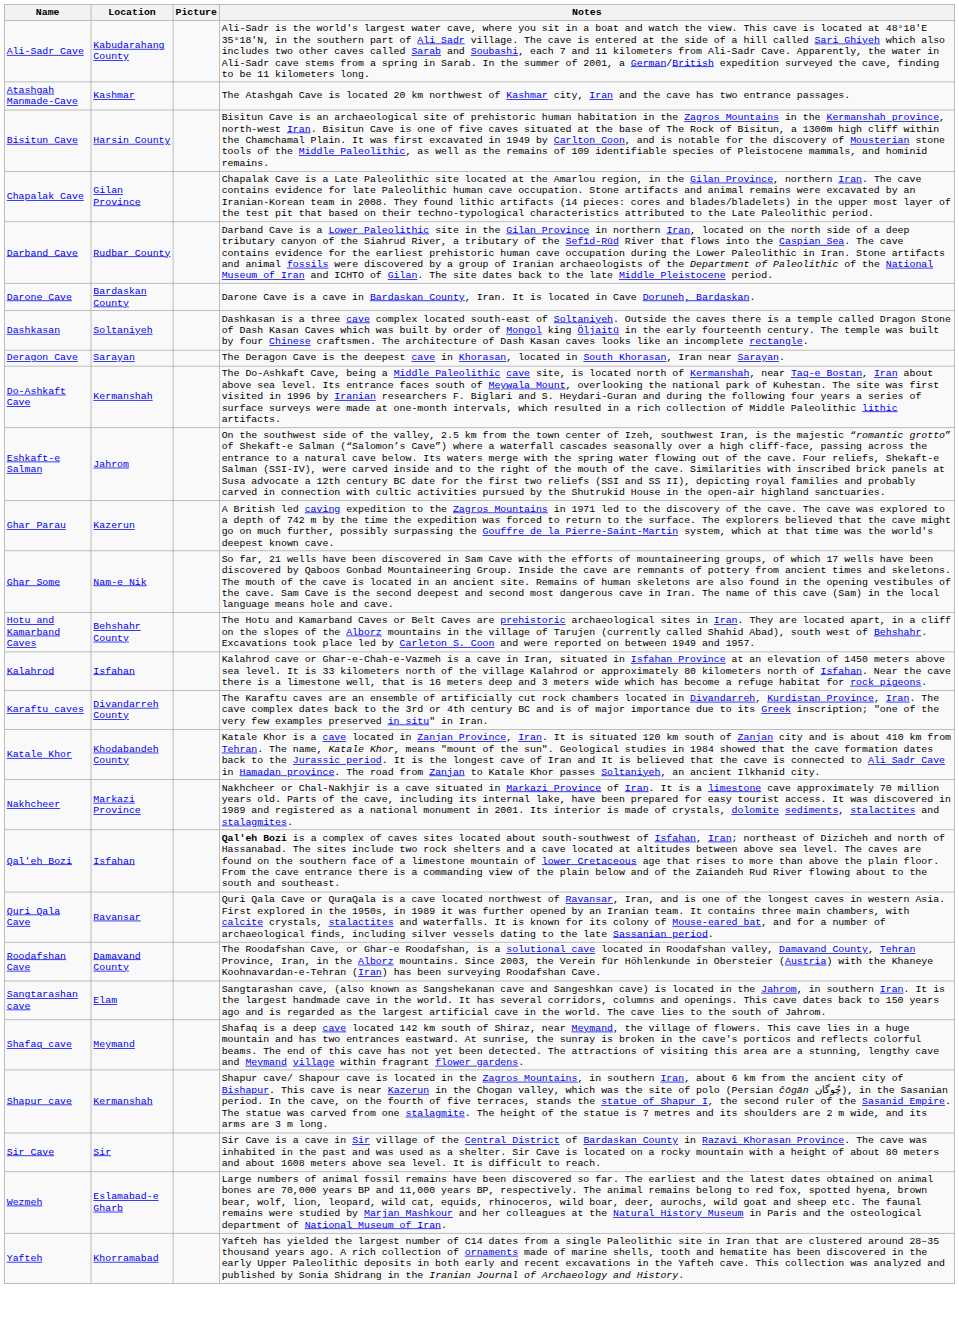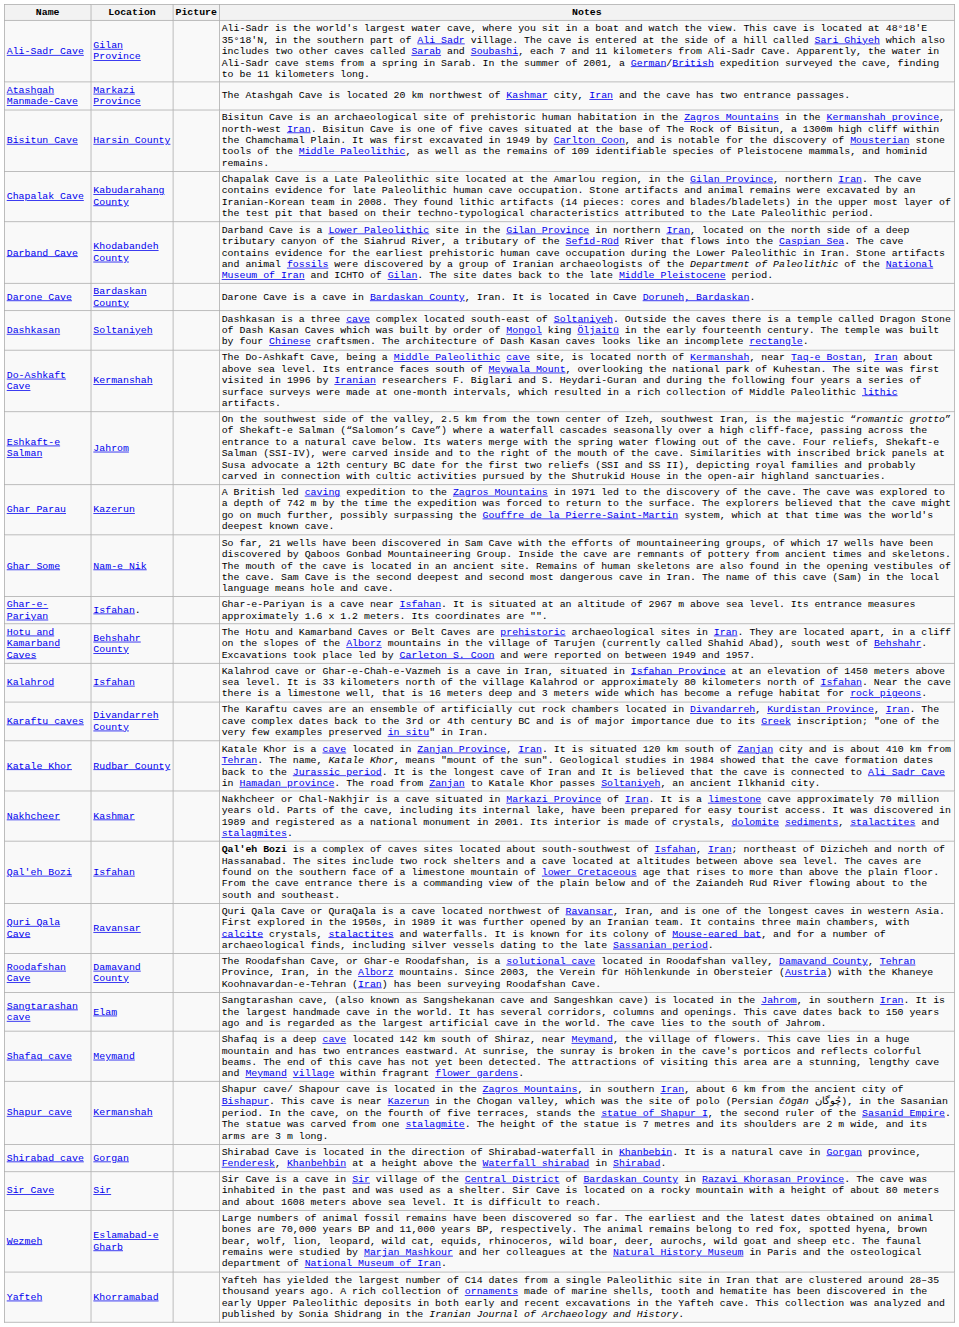(129, 51) Kabudarahang County -> (117, 51) Gilan Province
(114, 96) Kashmar -> (117, 96) Markazi Province
(117, 197) Gilan Province -> (129, 197) Kabudarahang County
(132, 253) Rudbar County -> (126, 253) Khodabandeh County
- row: (42, 358)
+ row: (27, 610)
(126, 755) Khodabandeh County -> (132, 766) Rudbar County
(117, 805) Markazi Province -> (114, 816) Kashmar
+ row: (45, 1158)
